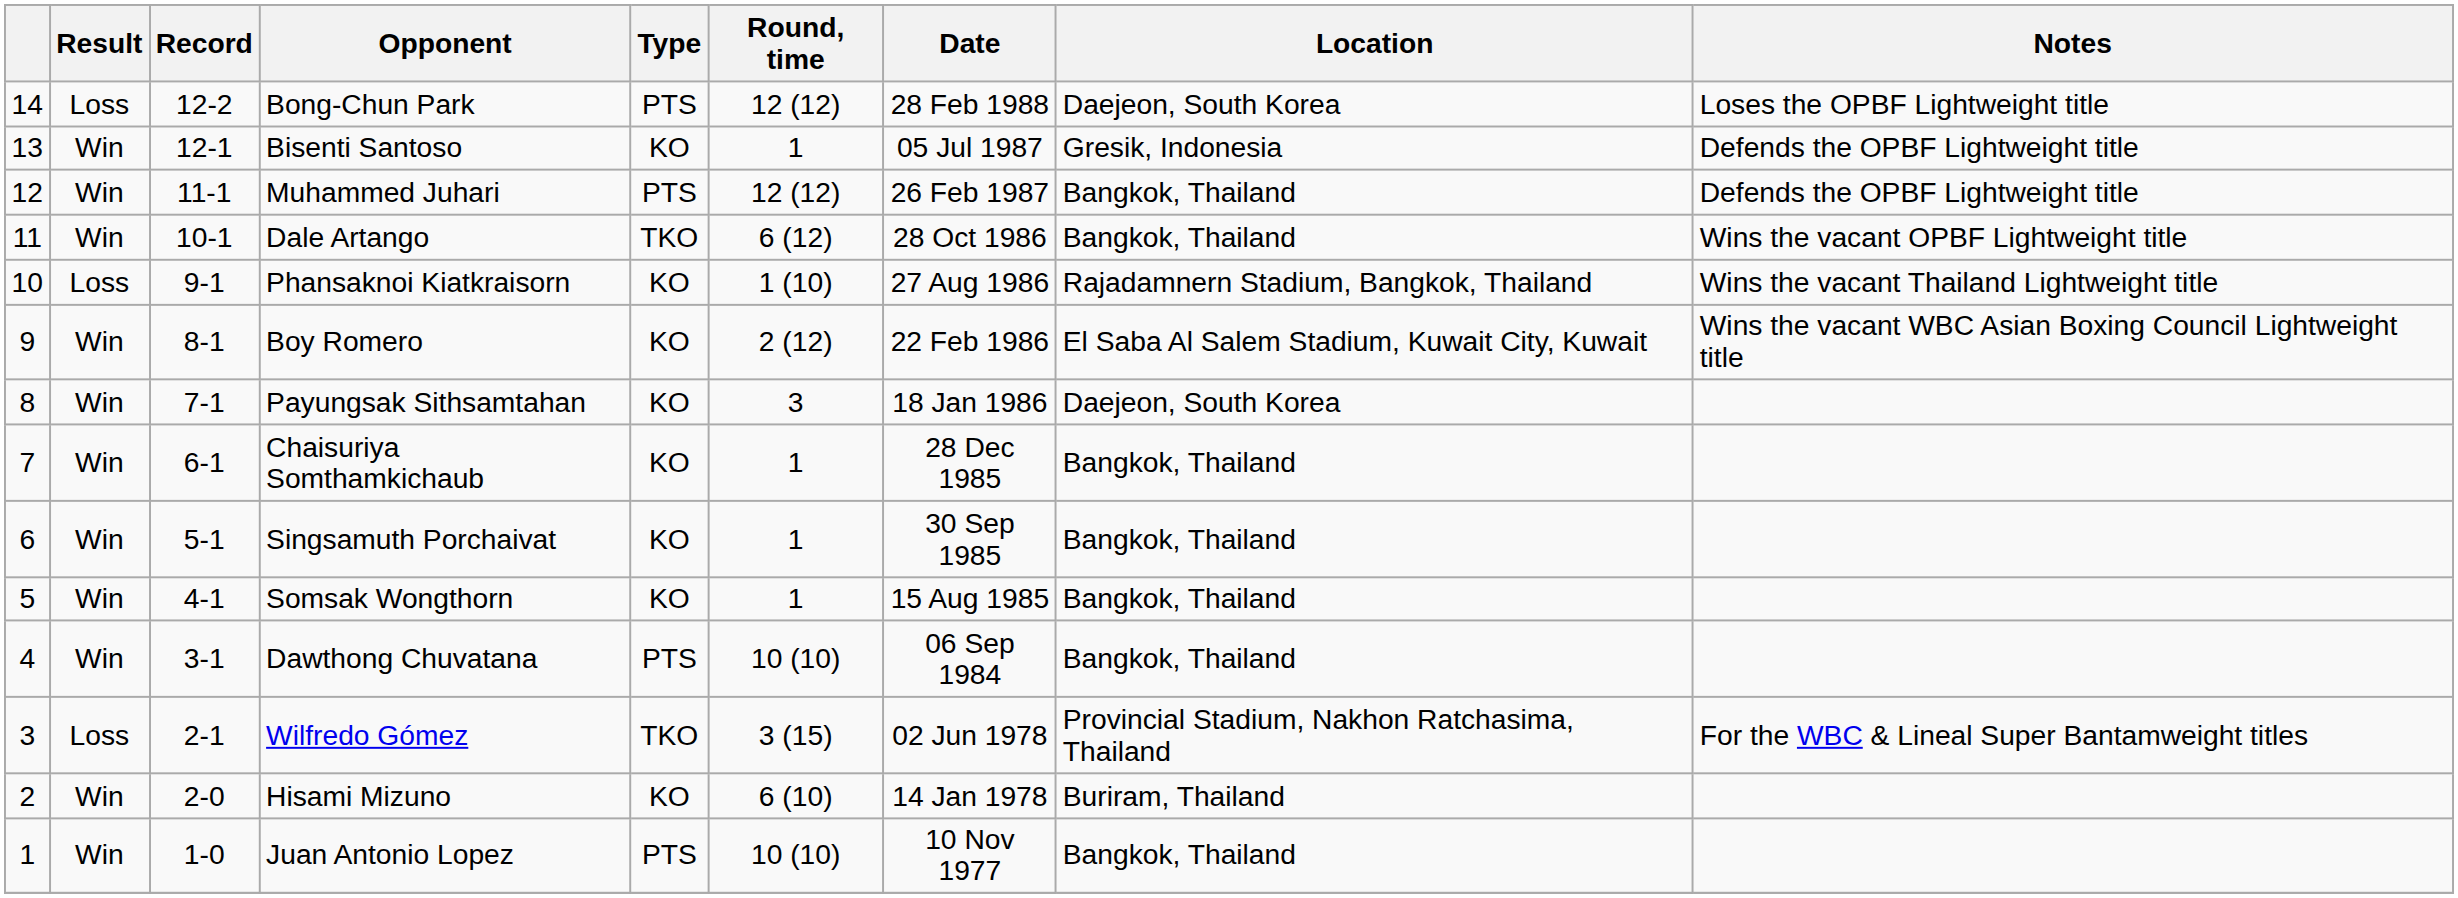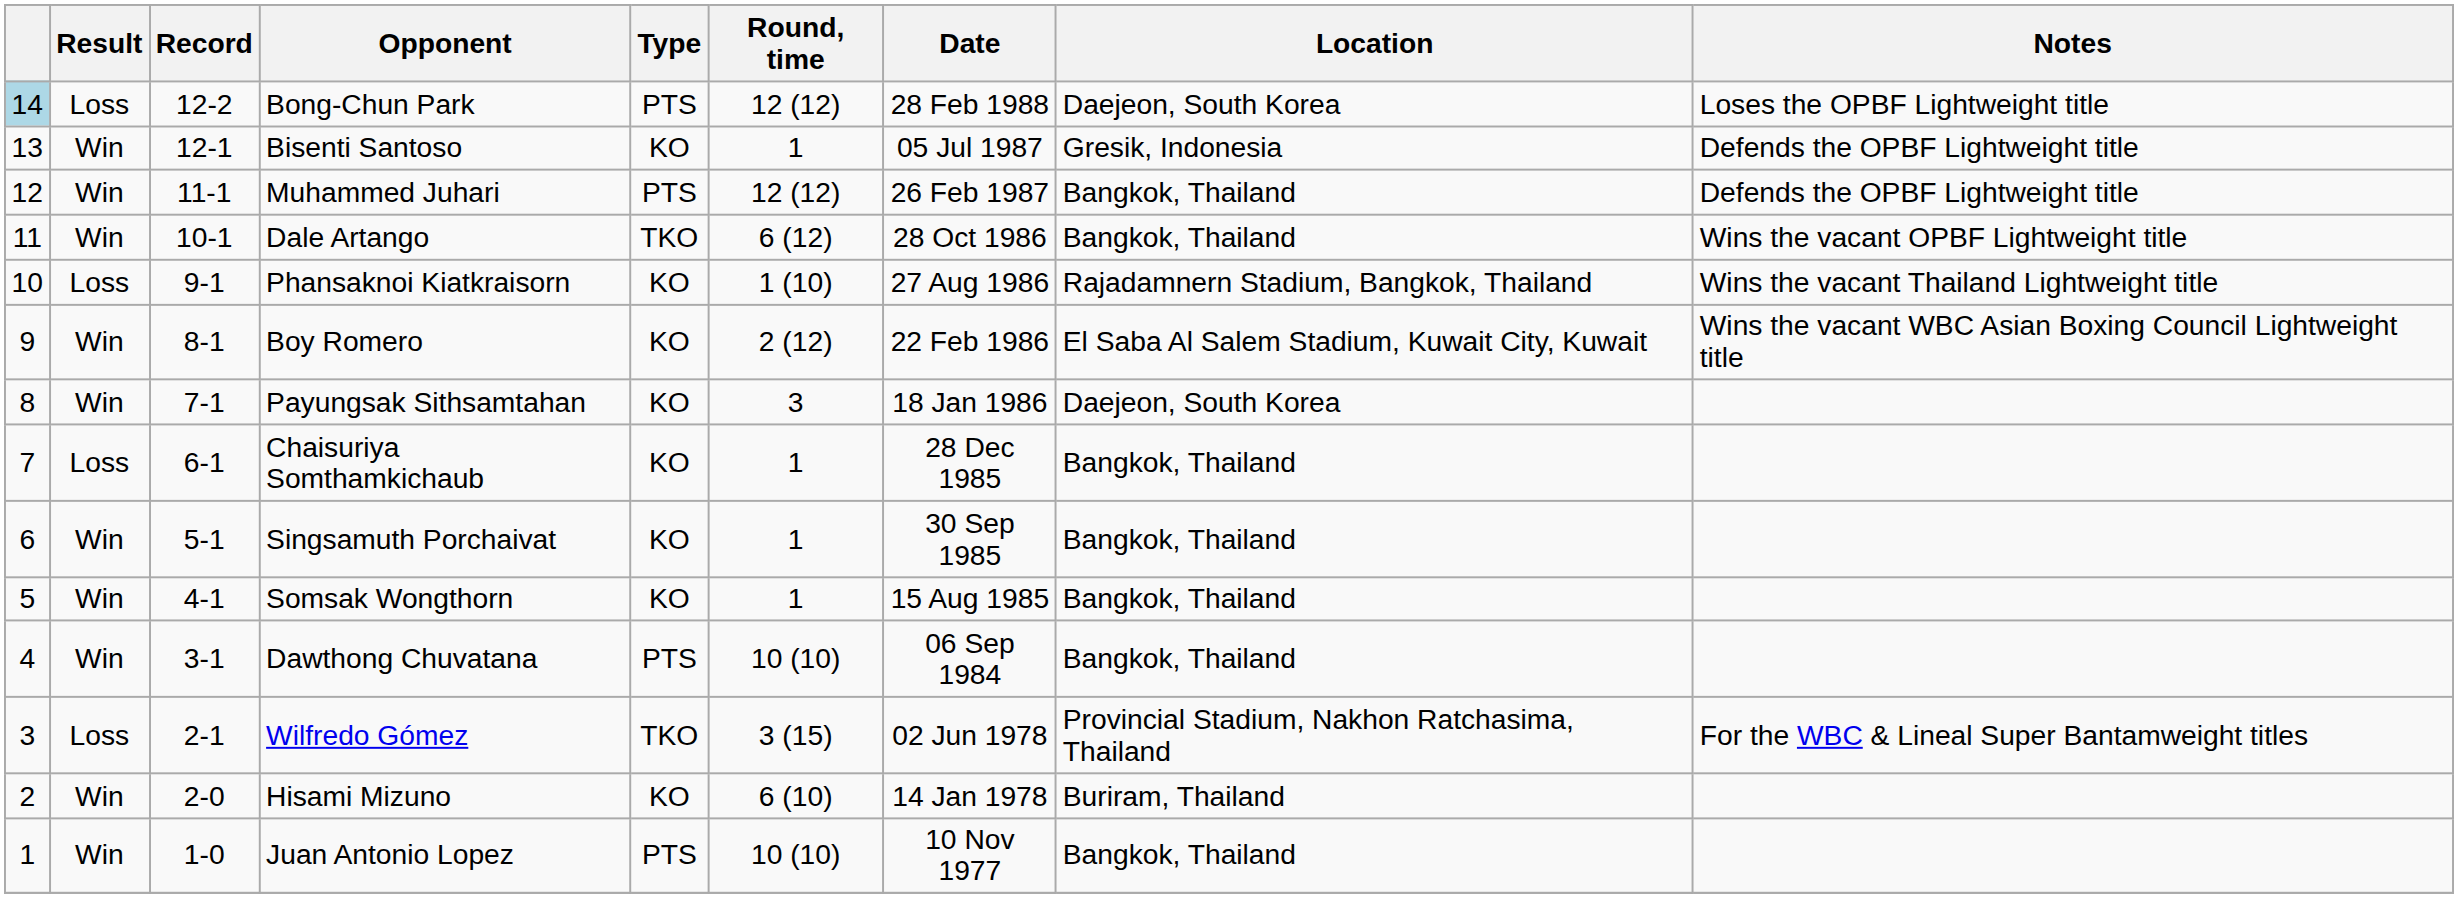(27, 104) no background -> (27, 104) lightblue background
(99, 463) Win -> (99, 463) Loss
